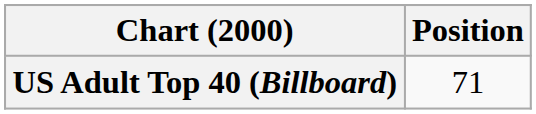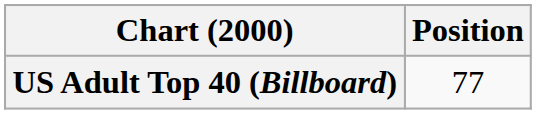(468, 81) 71 -> (468, 81) 77
